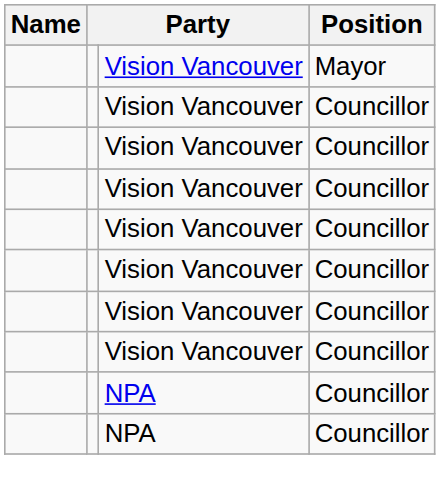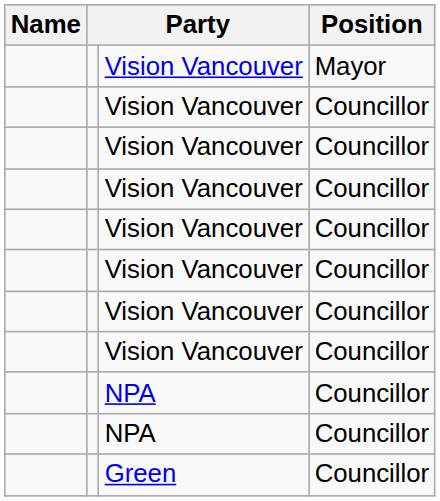+ row: (140, 474)
